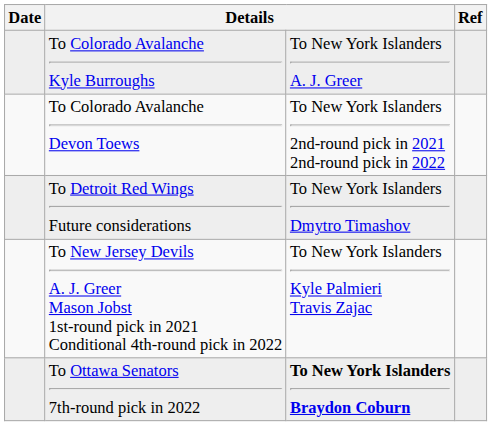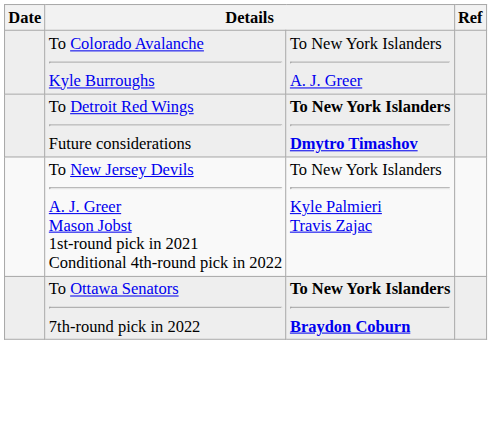- row: (166, 125)
(370, 207) normal -> (370, 125) bold
